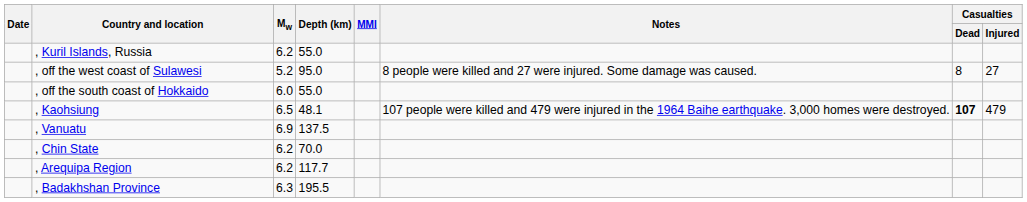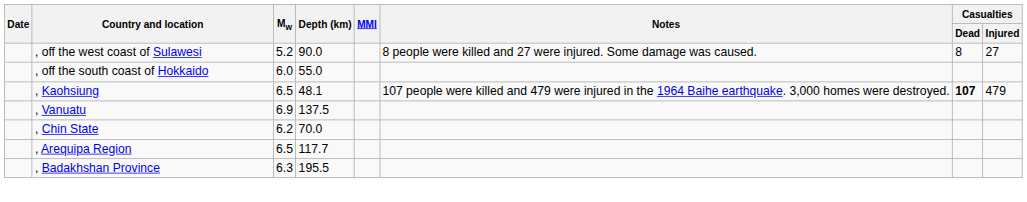- row: (93, 52)
(310, 71) 95.0 -> (310, 52) 90.0
(285, 168) 6.2 -> (285, 149) 6.5
